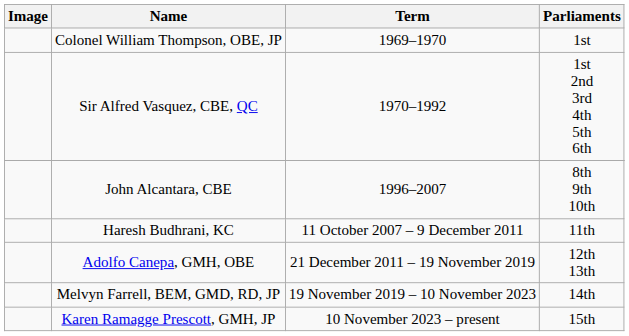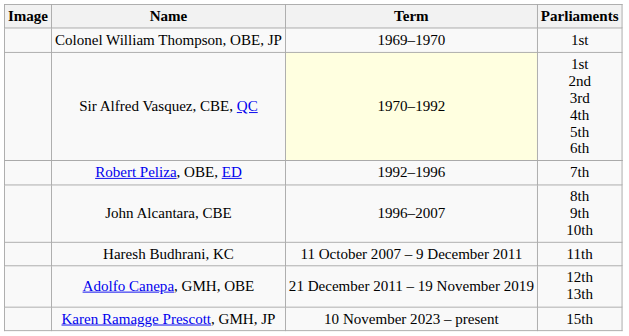(413, 106) no background -> (411, 106) lightyellow background
+ row: (168, 172)
- row: (168, 294)
